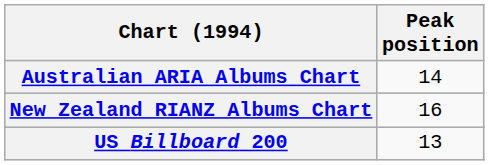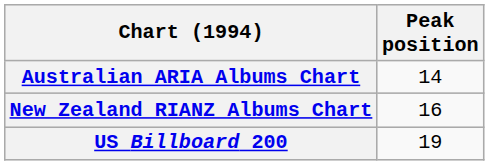(430, 143) 13 -> (430, 143) 19
